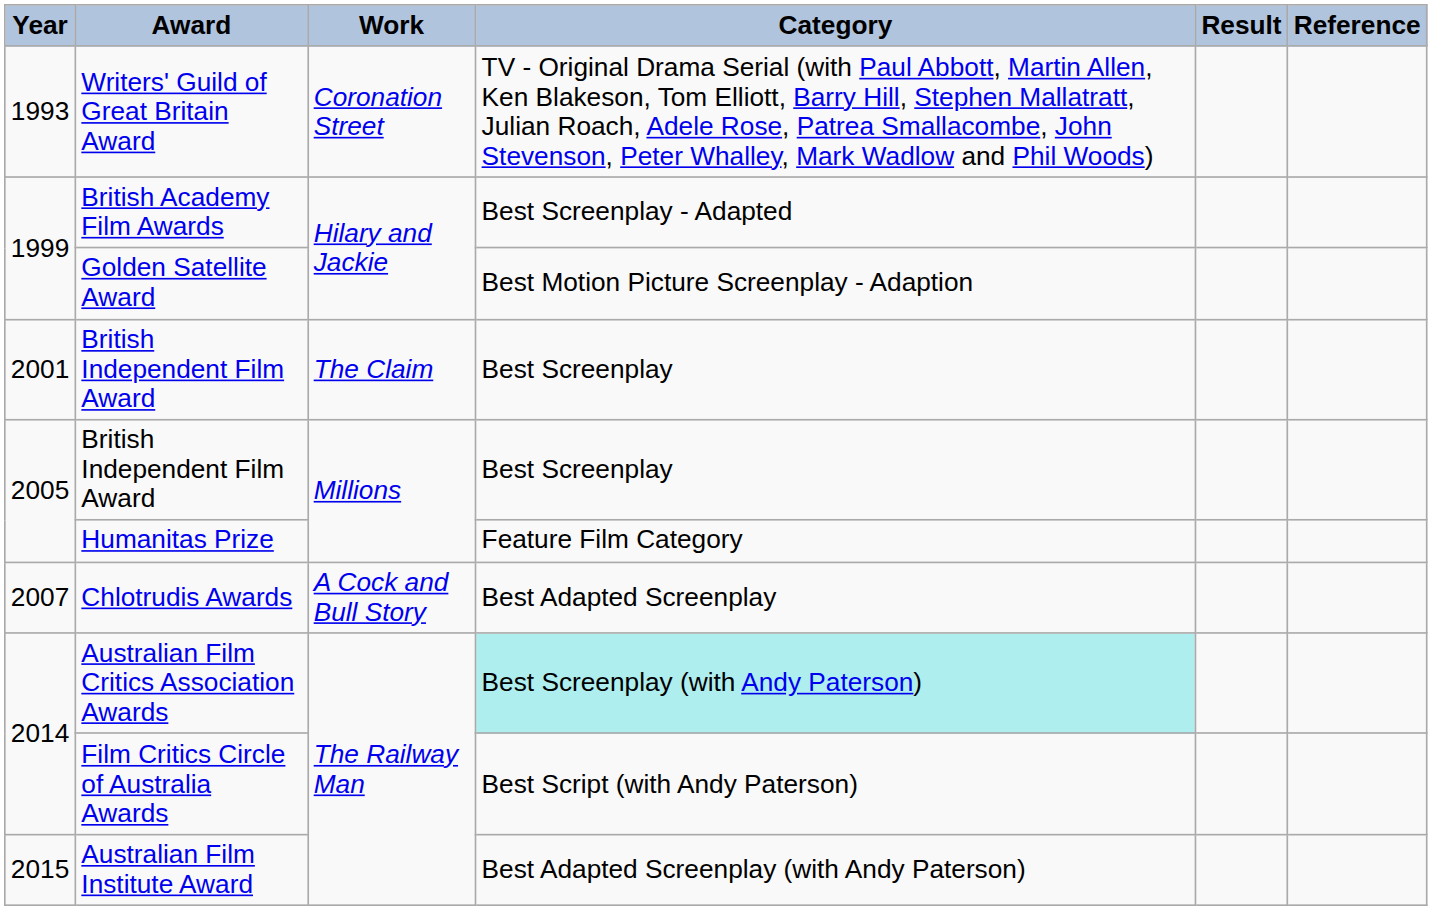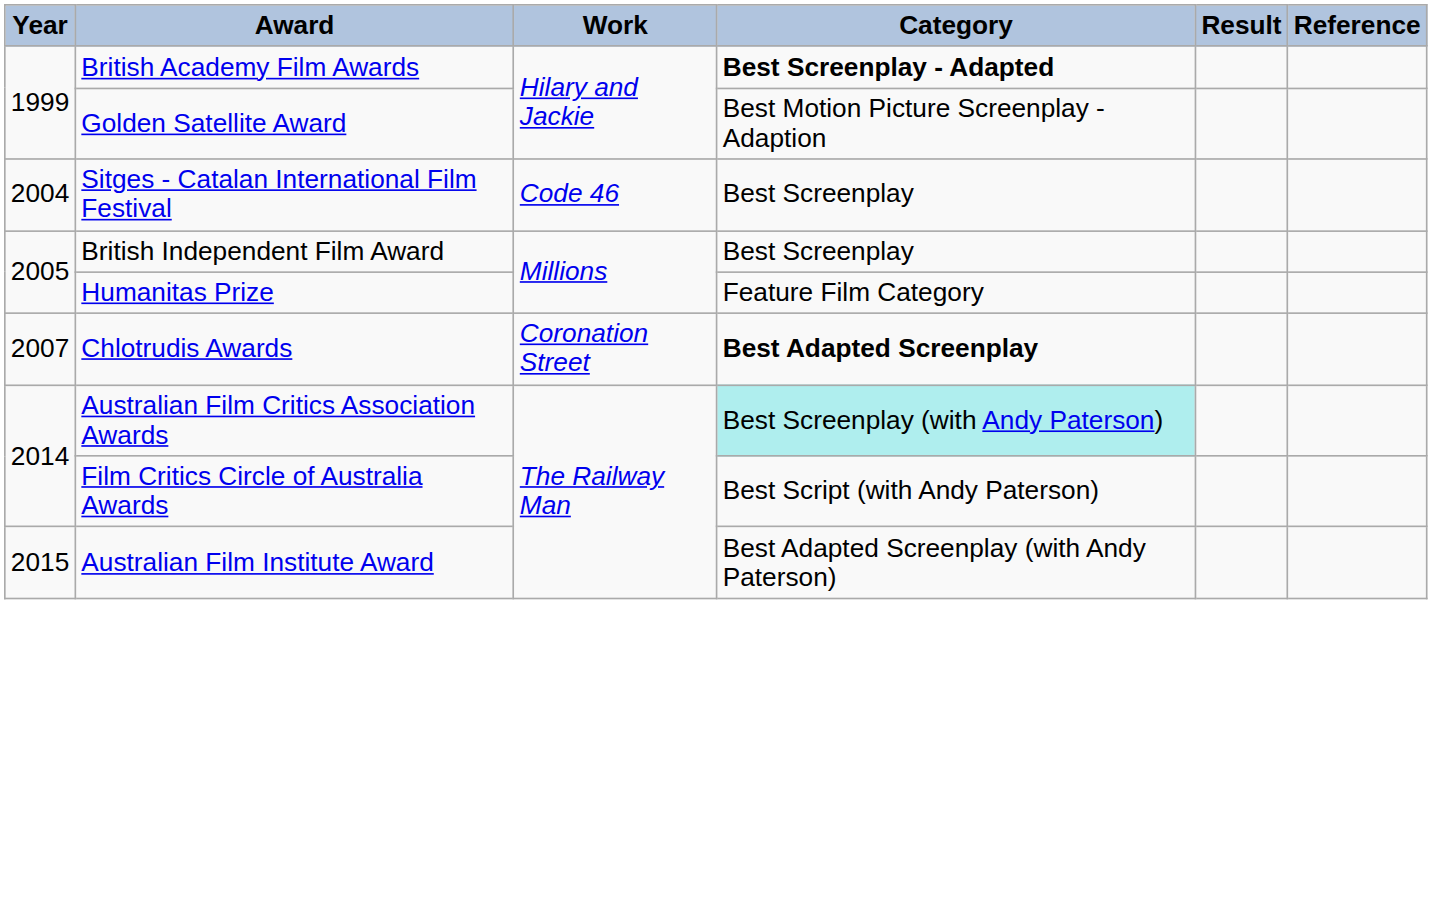- row: (40, 111)
(637, 211) normal -> (888, 66) bold
- row: (40, 368)
+ row: (40, 194)
(381, 597) A Cock and Bull Story -> (584, 348) Coronation Street
(629, 597) normal -> (880, 348) bold
